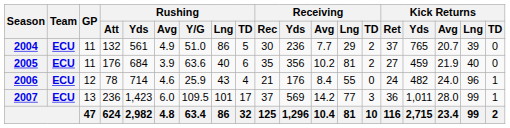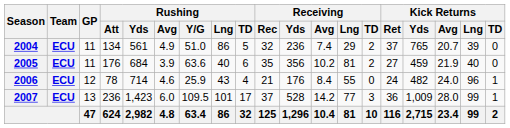(111, 47) 132 -> (111, 47) 134
(267, 47) 30 -> (267, 47) 32
(324, 47) 7.7 -> (324, 47) 7.4
(295, 98) 569 -> (295, 98) 528
(419, 98) 1,011 -> (419, 98) 1,009
